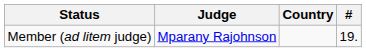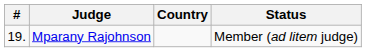columns swapped: (349, 15) <-> (79, 15)
